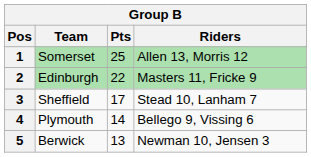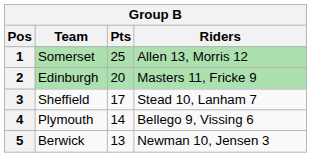(118, 78) 22 -> (118, 78) 20
